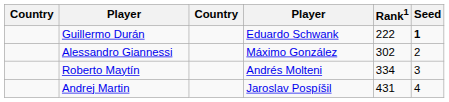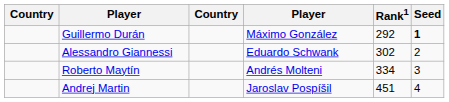(292, 34) Eduardo Schwank -> (292, 34) Máximo González
(385, 34) 222 -> (385, 34) 292
(292, 52) Máximo González -> (292, 52) Eduardo Schwank
(385, 88) 431 -> (385, 88) 451
